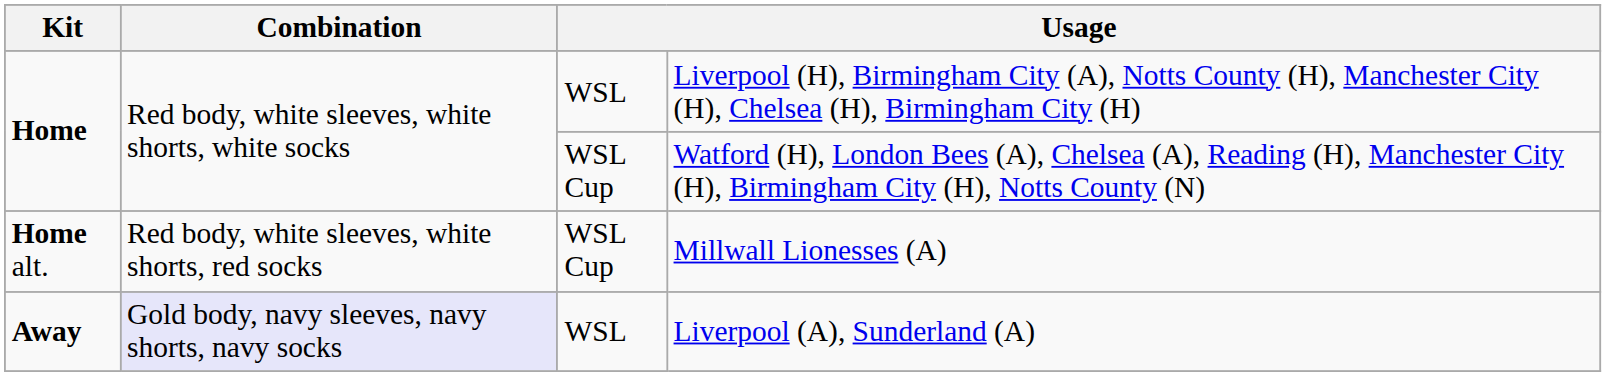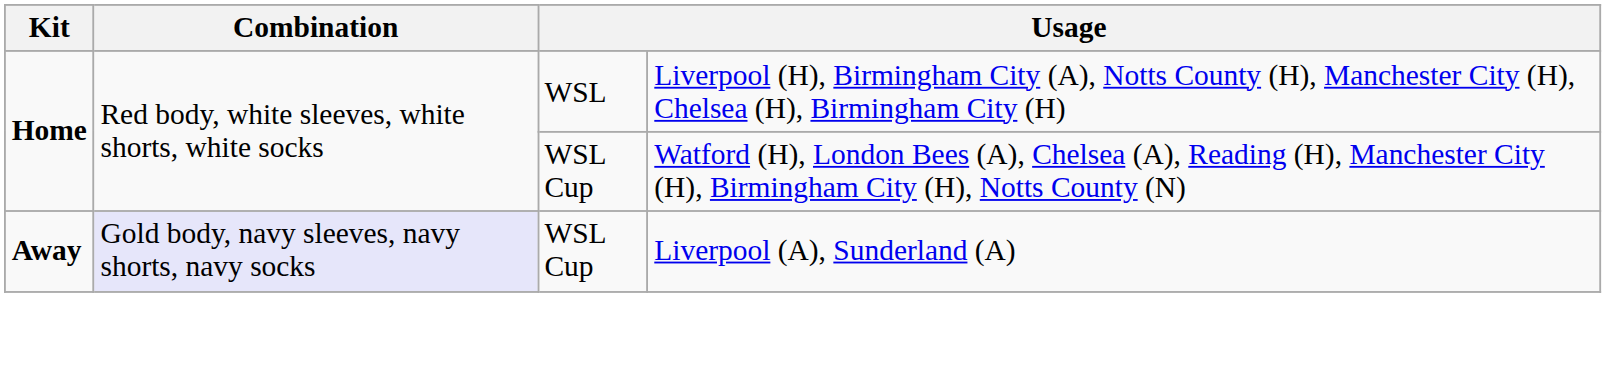- row: (810, 250)
(596, 330) WSL -> (576, 250) WSL Cup
